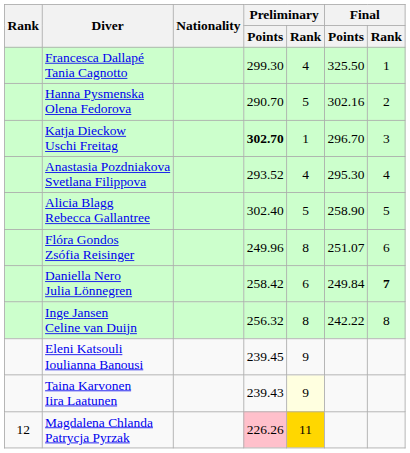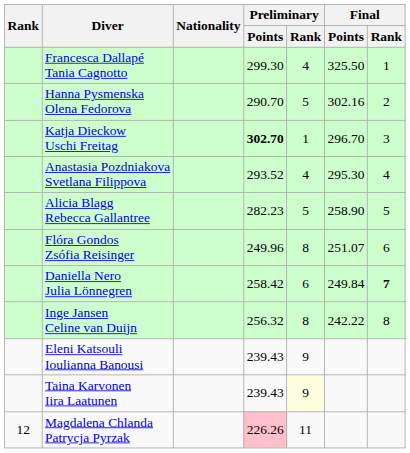(265, 211) 302.40 -> (265, 211) 282.23
(265, 356) 239.45 -> (265, 356) 239.43
(306, 429) gold background -> (306, 429) no background
